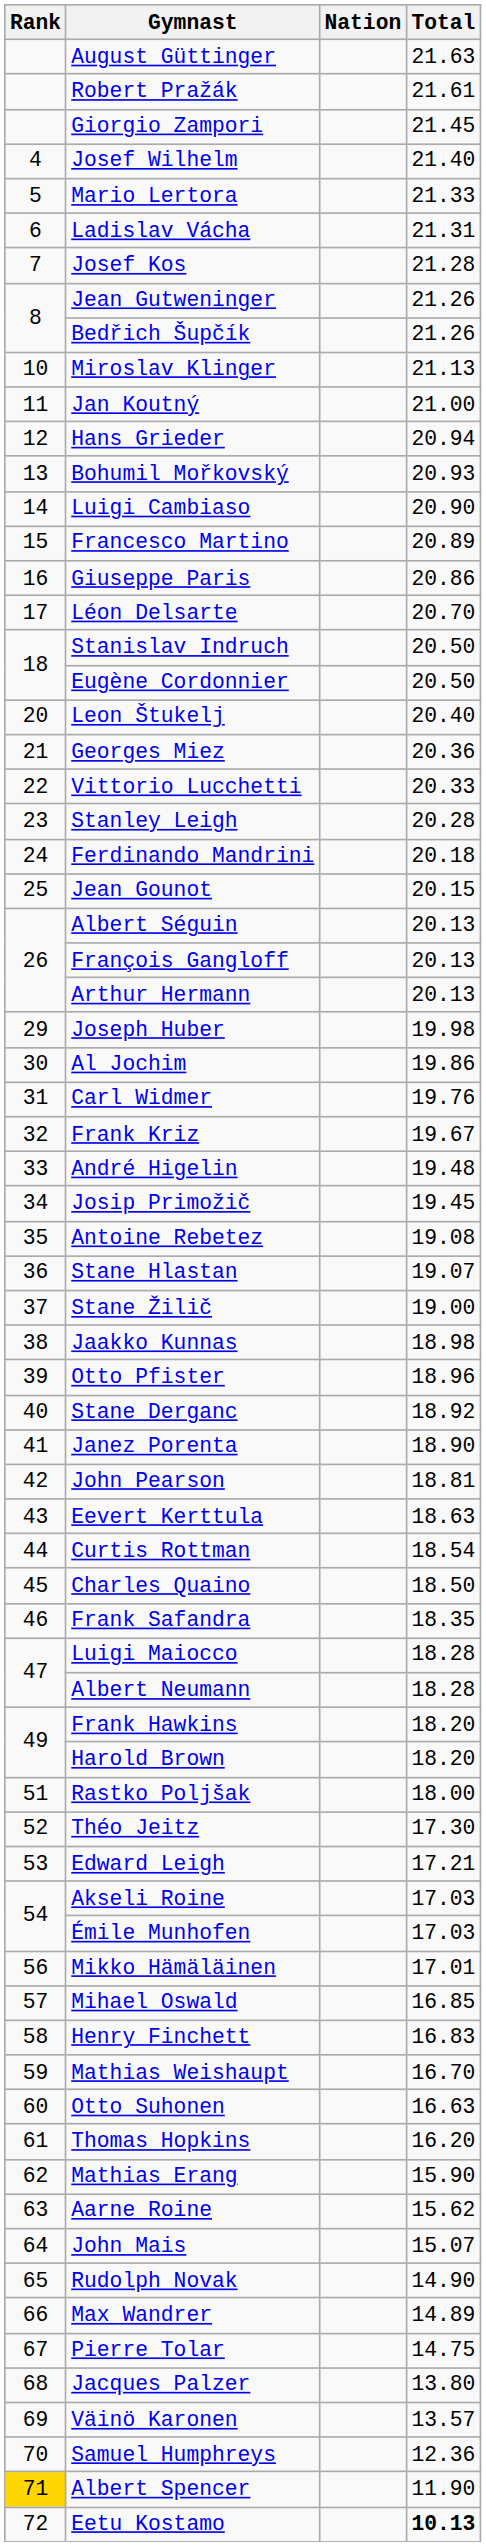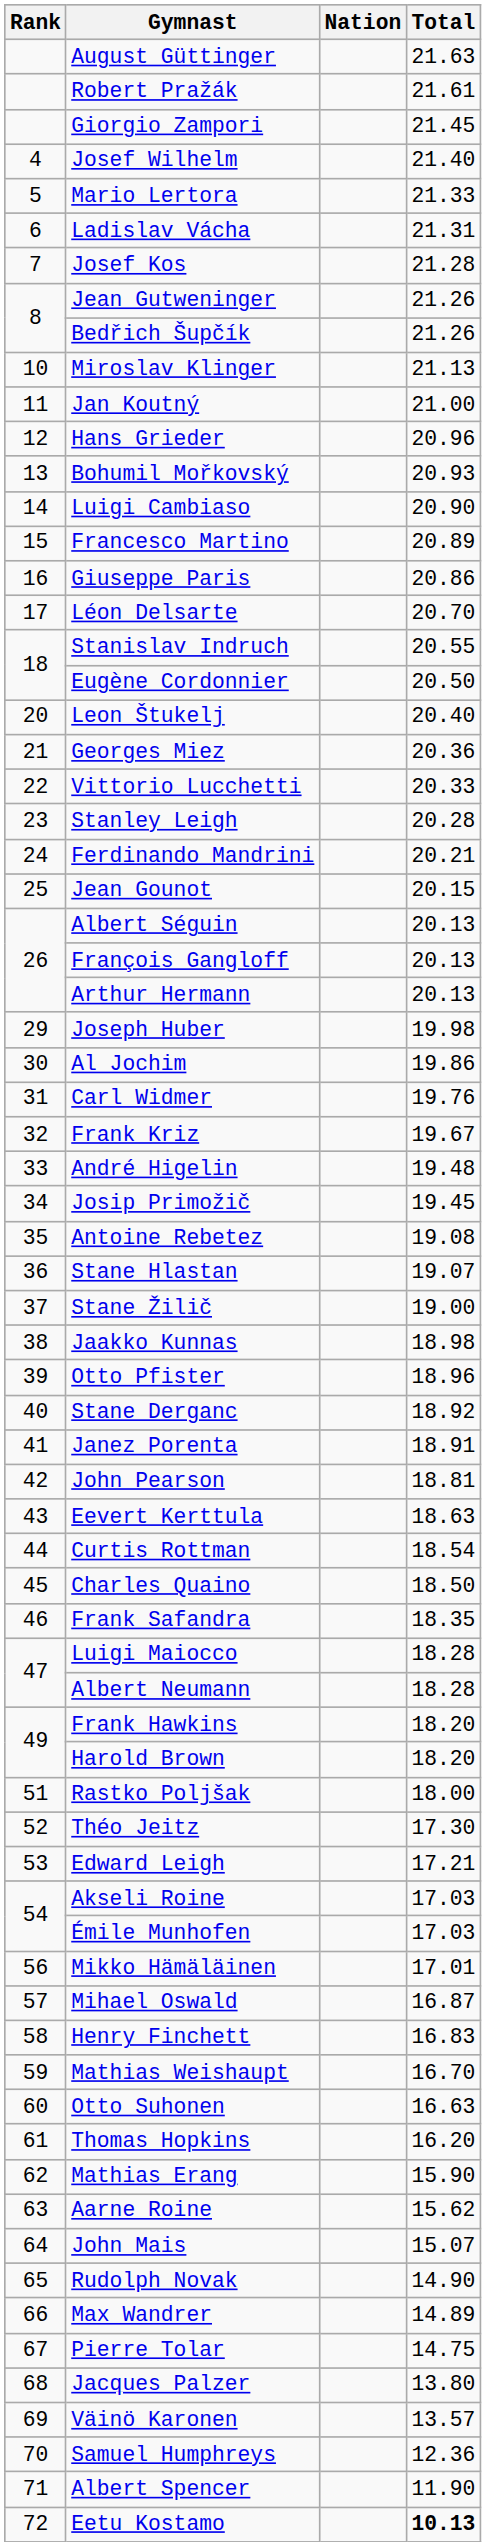(443, 439) 20.94 -> (443, 439) 20.96
(443, 648) 20.50 -> (443, 648) 20.55
(443, 856) 20.18 -> (443, 856) 20.21
(443, 1447) 18.90 -> (443, 1447) 18.91
(443, 2003) 16.85 -> (443, 2003) 16.87
(35, 2489) gold background -> (35, 2489) no background
